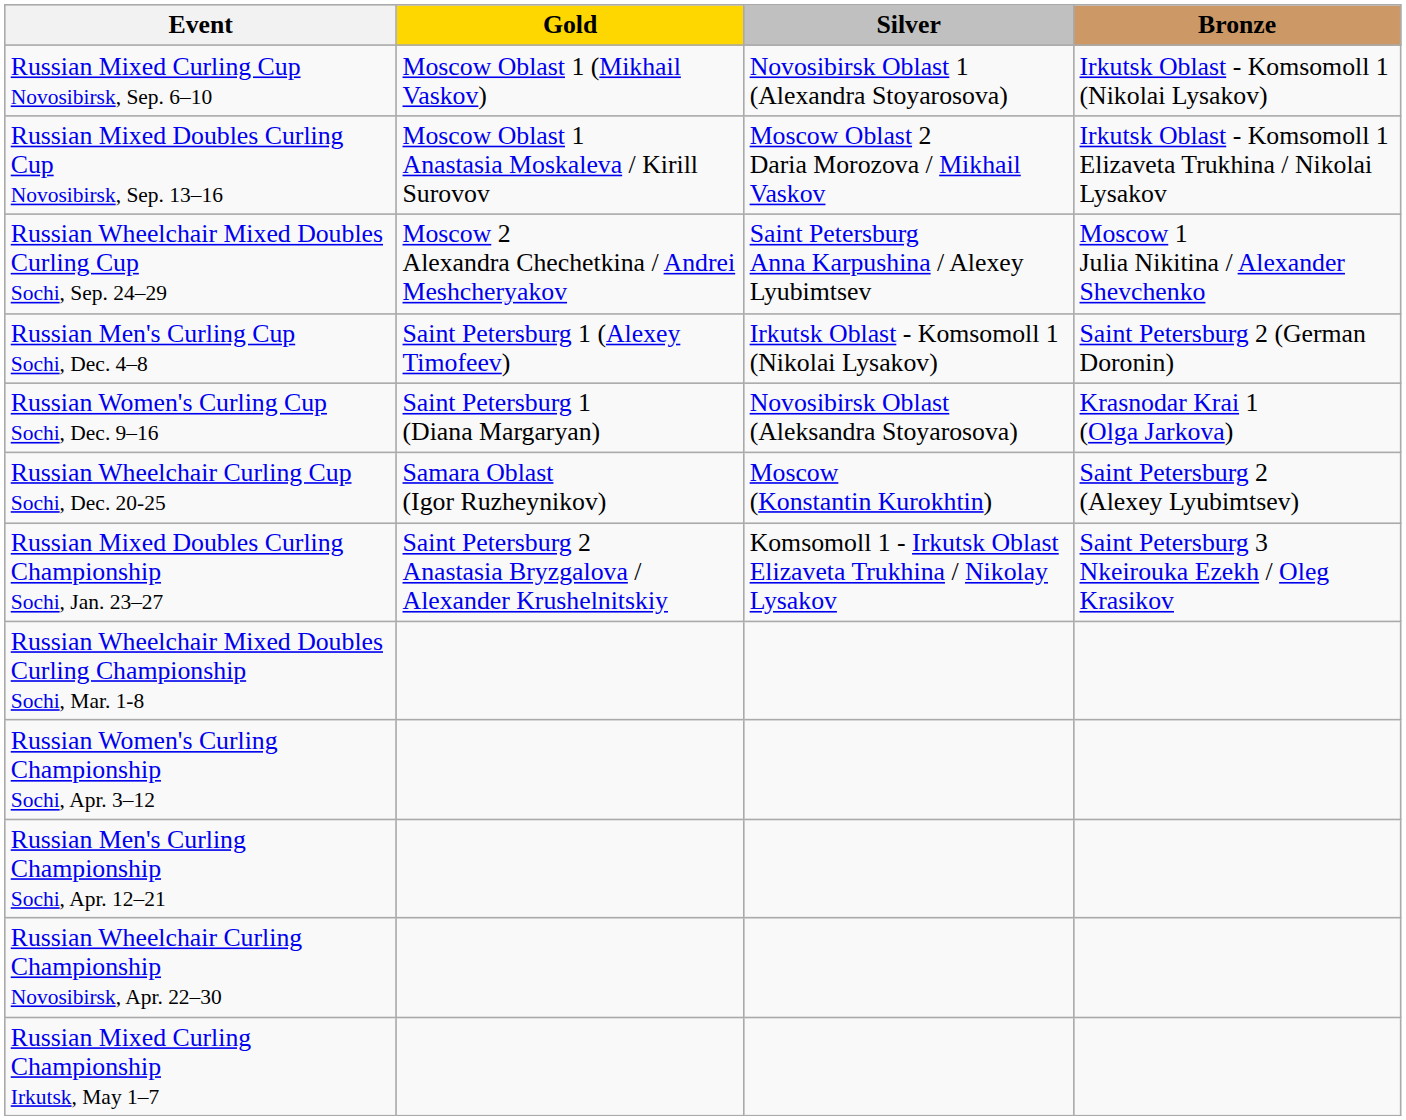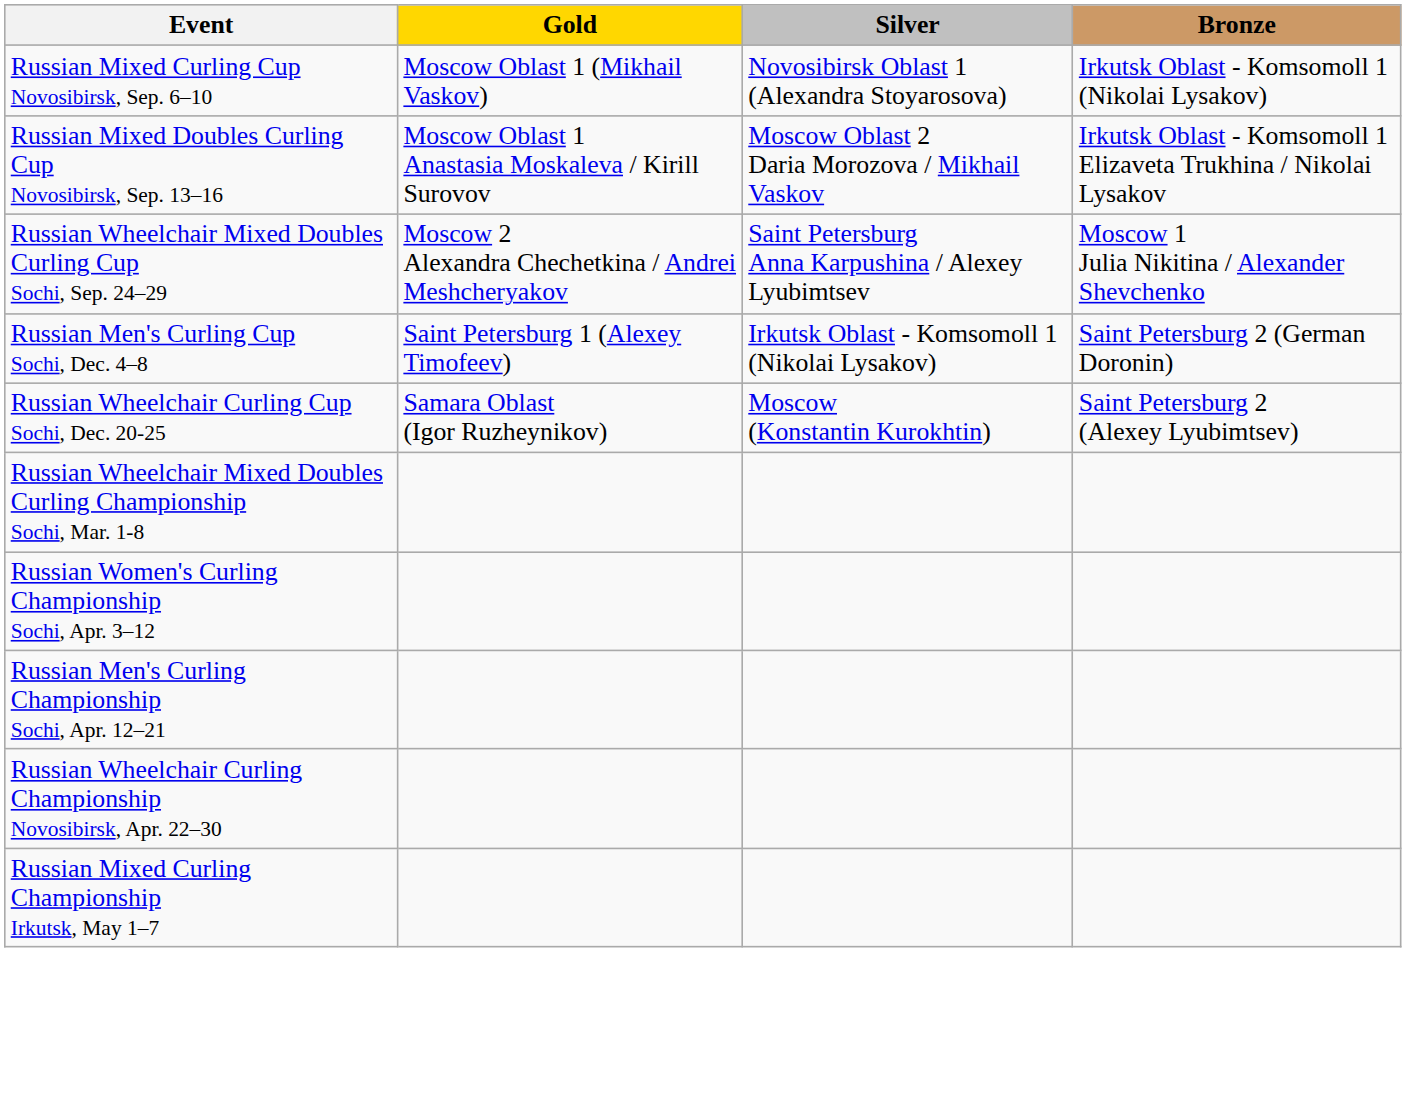- row: (169, 417)
- row: (177, 571)
